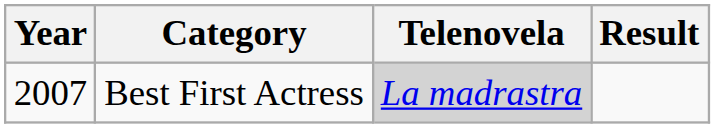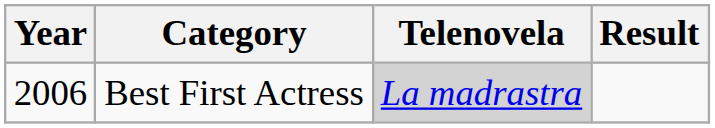(50, 92) 2007 -> (50, 92) 2006
